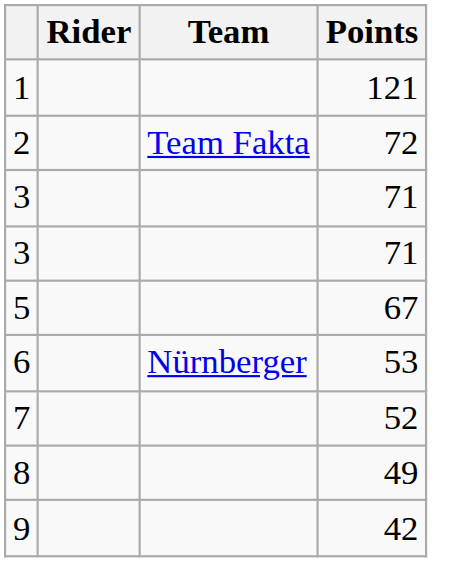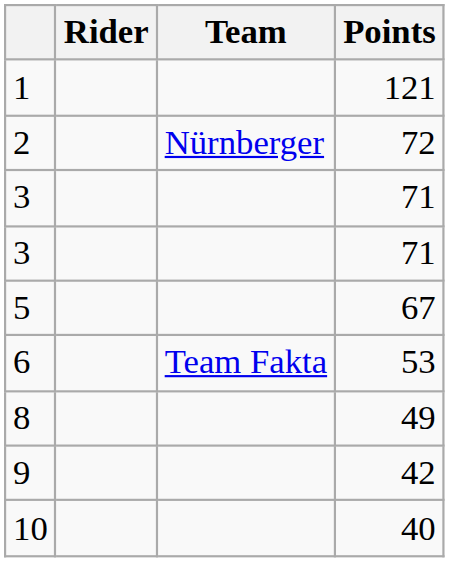(229, 142) Team Fakta -> (244, 142) Nürnberger
(227, 362) Nürnberger -> (246, 362) Team Fakta
- row: (22, 417)
+ row: (30, 527)
